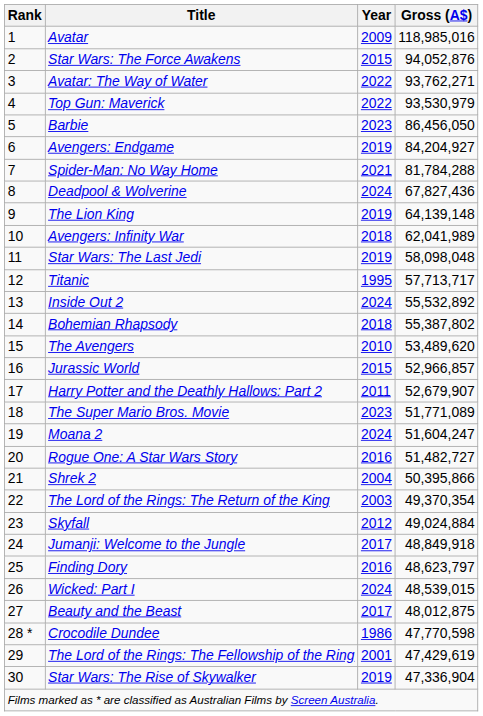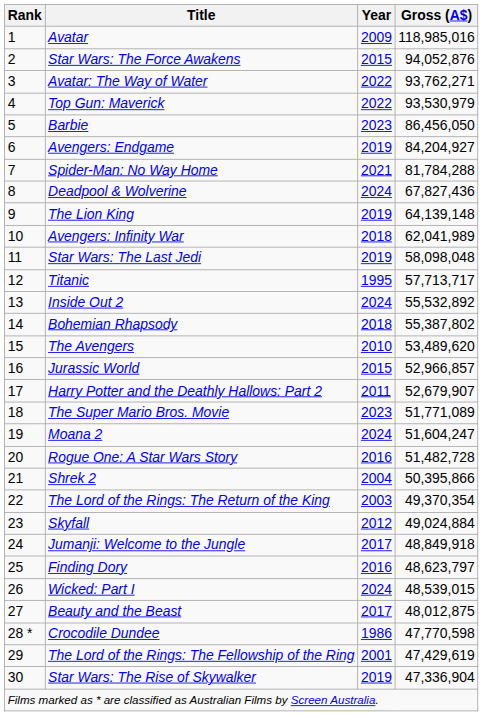(440, 457) 51,482,727 -> (440, 457) 51,482,728
